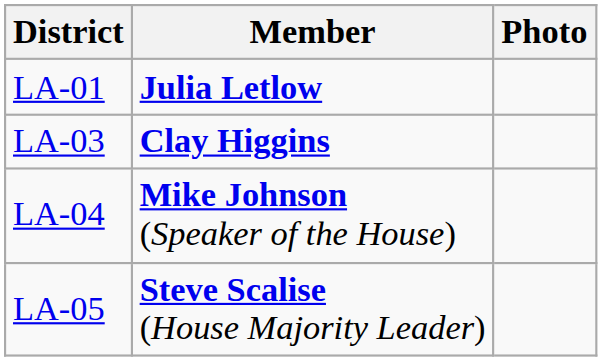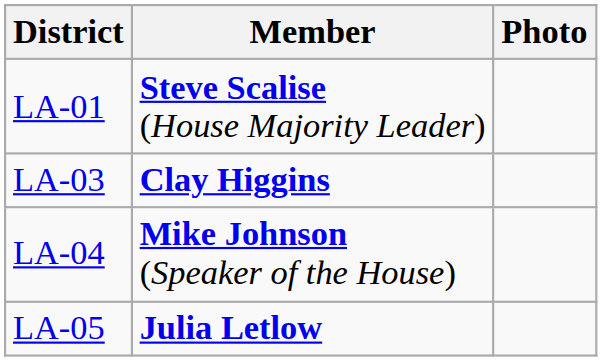(231, 86) Julia Letlow -> (313, 105) Steve Scalise (House Majority Leader)
(313, 308) Steve Scalise (House Majority Leader) -> (231, 327) Julia Letlow
